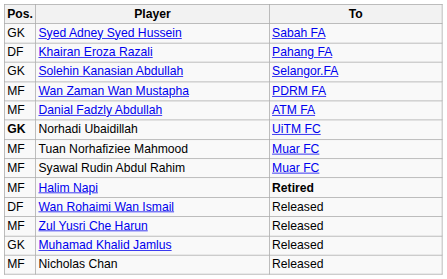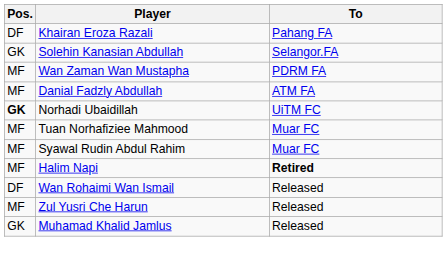- row: (110, 33)
- row: (78, 264)
